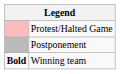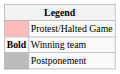rows swapped: (59, 45) <-> (58, 61)
